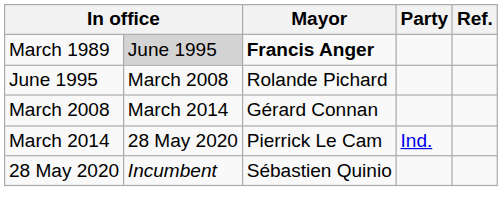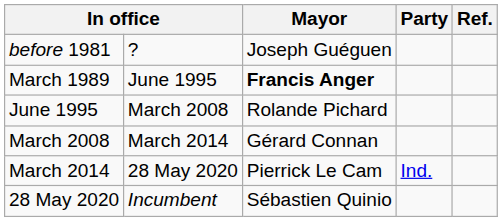+ row: (60, 49)
(172, 49) lightgrey background -> (172, 79) no background
